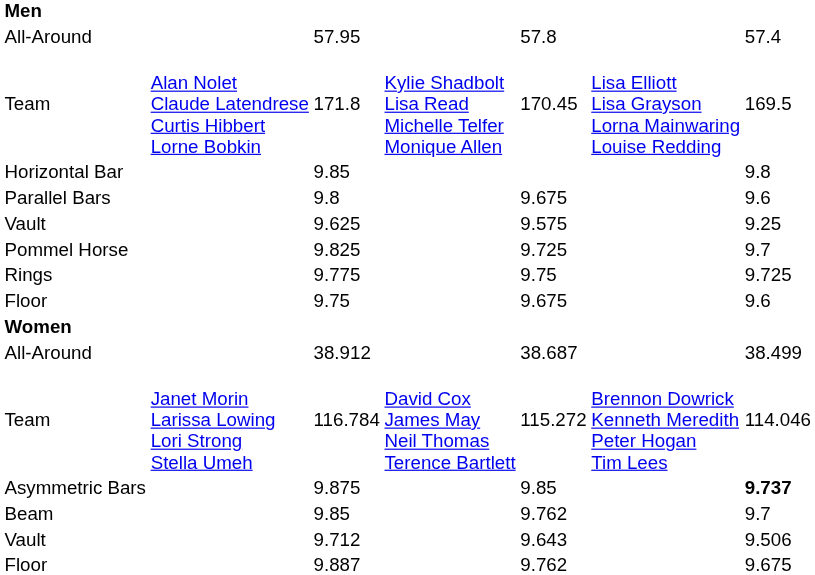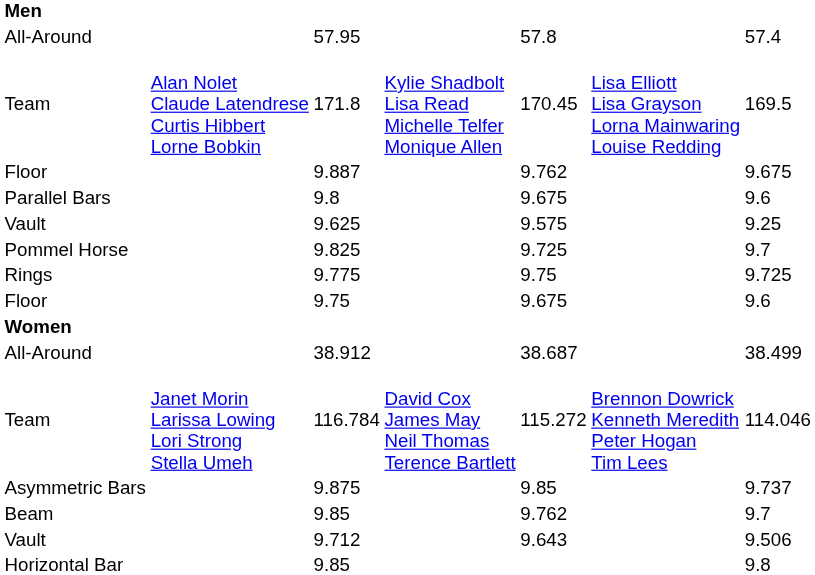rows swapped: (64, 172) <-> (26, 565)
(768, 488) bold -> (768, 488) normal
